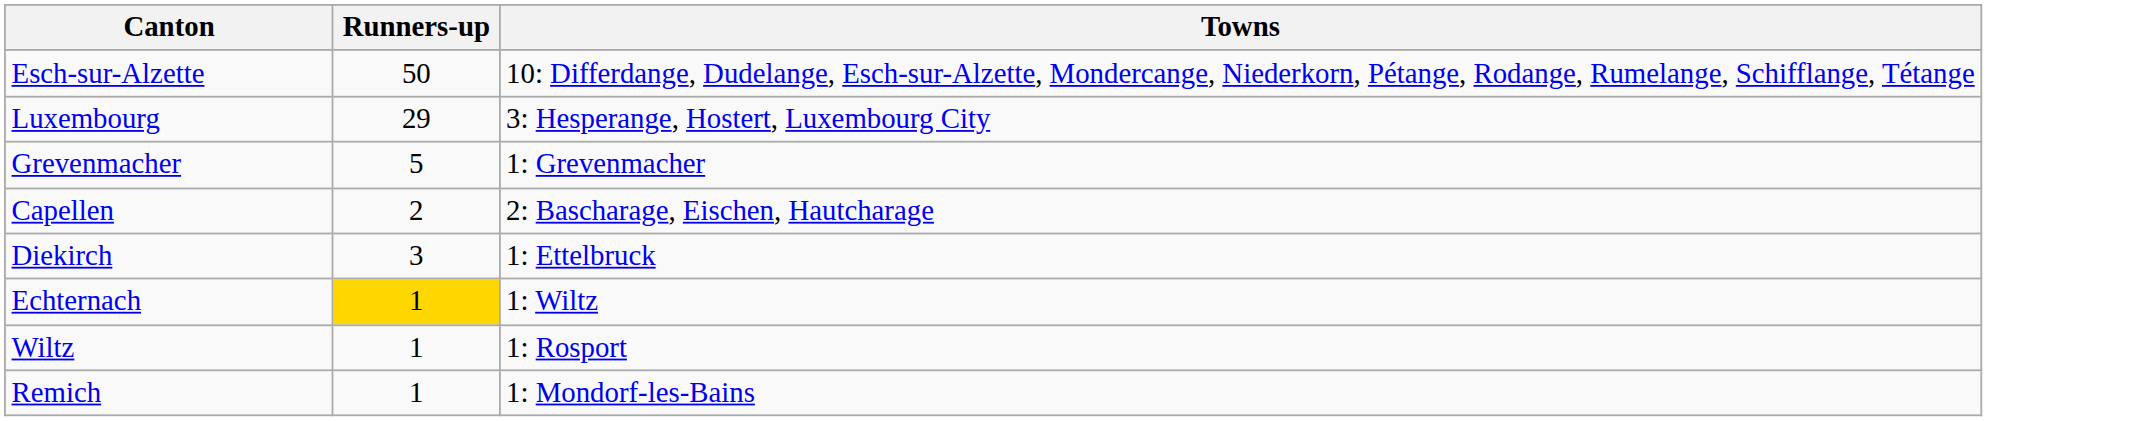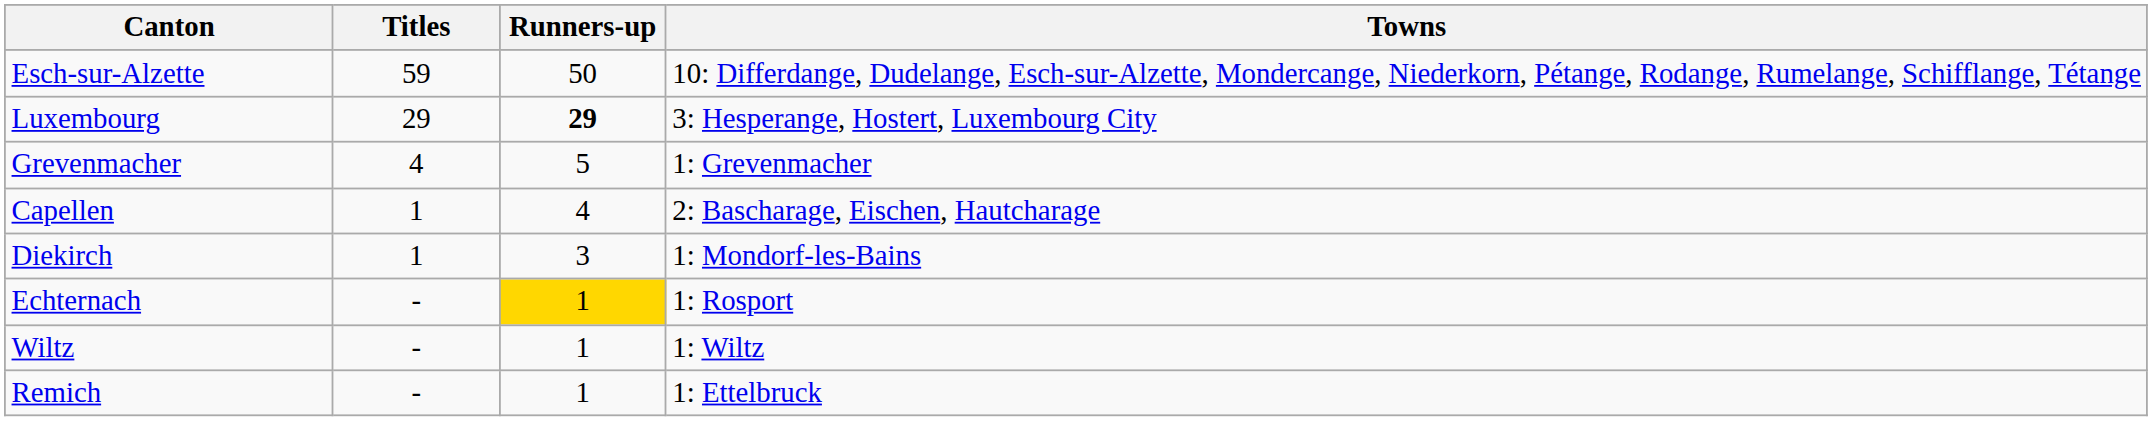+ column: (416, 27)
(416, 118) normal -> (583, 118) bold
(416, 210) 2 -> (583, 210) 4
(581, 255) 1: Ettelbruck -> (797, 255) 1: Mondorf-les-Bains
(552, 301) 1: Wiltz -> (733, 301) 1: Rosport
(566, 347) 1: Rosport -> (718, 347) 1: Wiltz
(630, 392) 1: Mondorf-les-Bains -> (747, 392) 1: Ettelbruck
